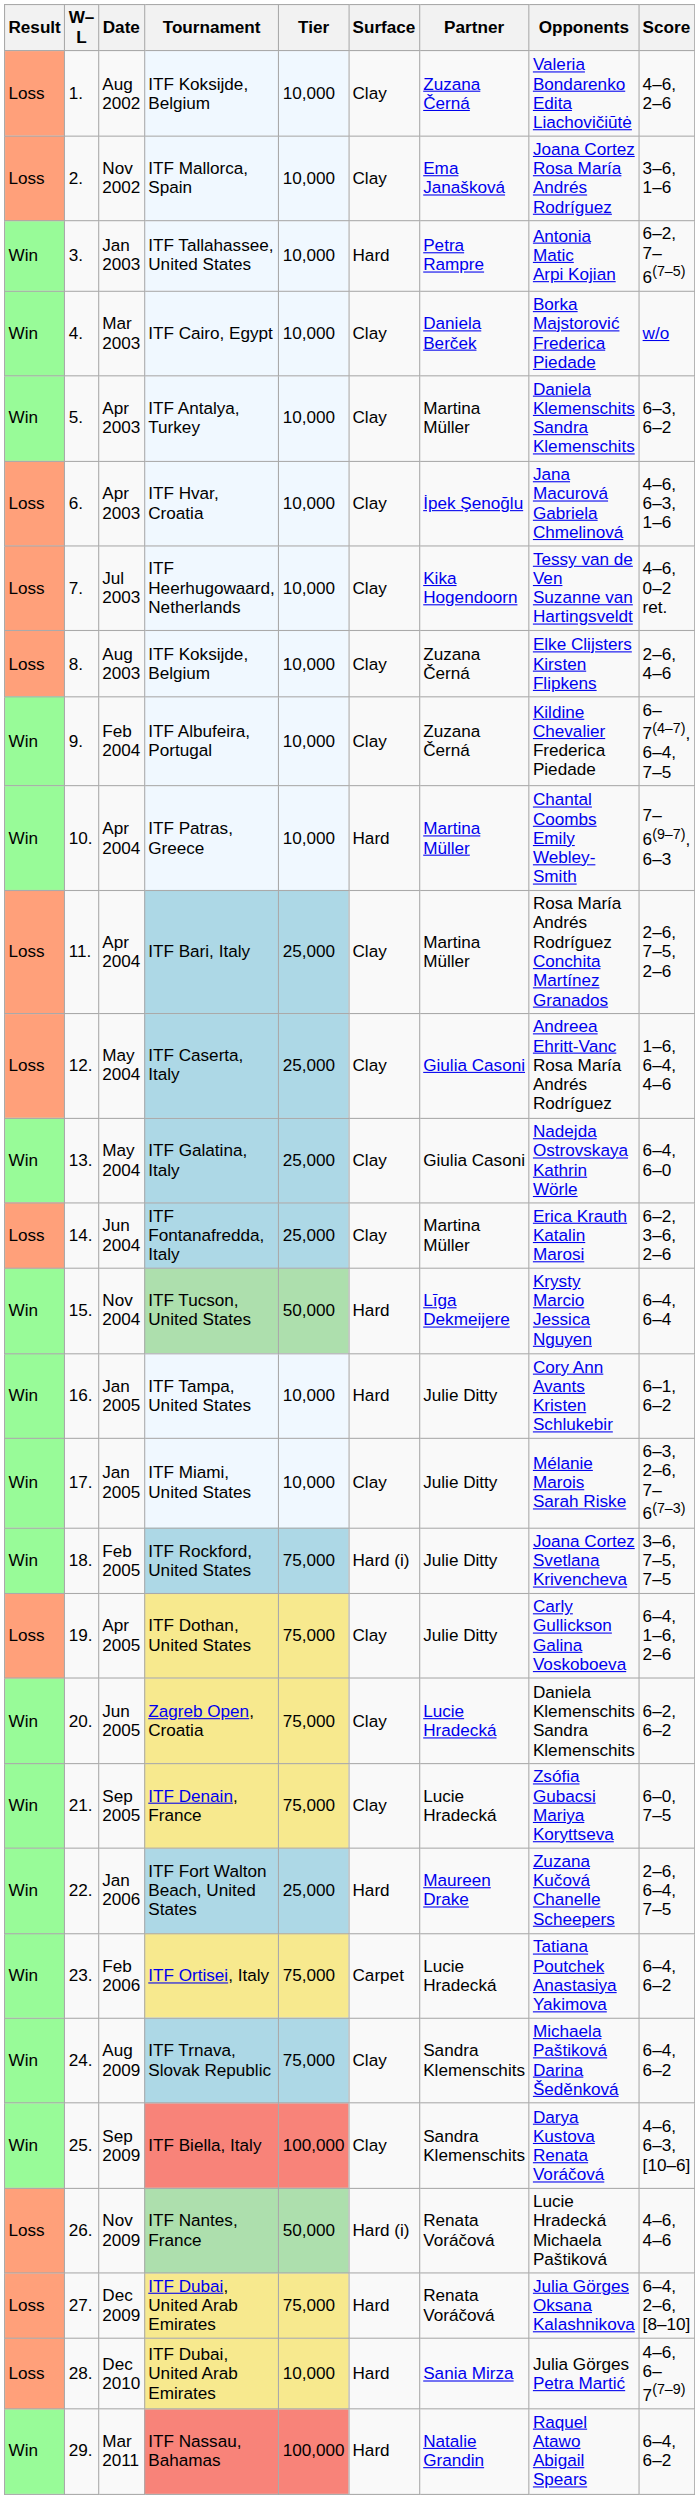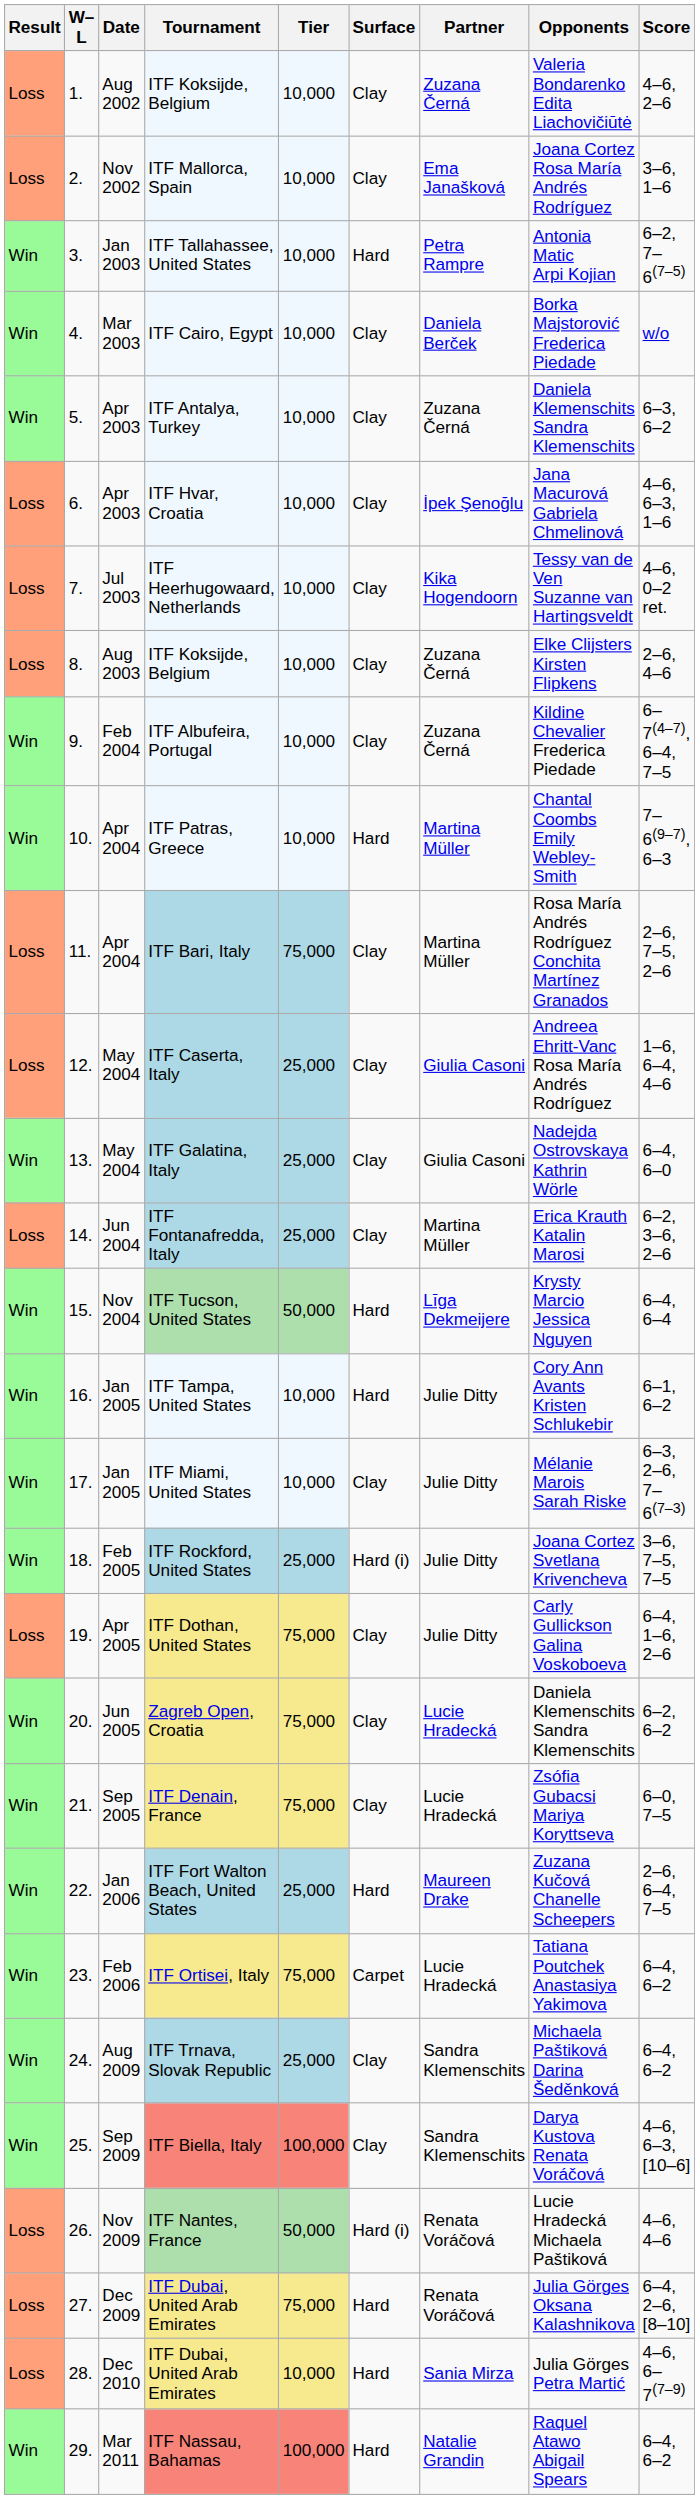(452, 418) Martina Müller -> (452, 418) Zuzana Černá
(309, 951) 25,000 -> (309, 951) 75,000
(309, 1560) 75,000 -> (309, 1560) 25,000
(309, 2060) 75,000 -> (309, 2060) 25,000
